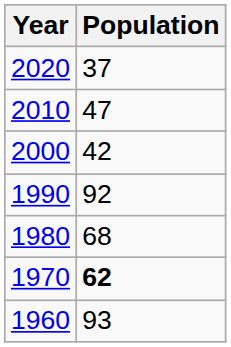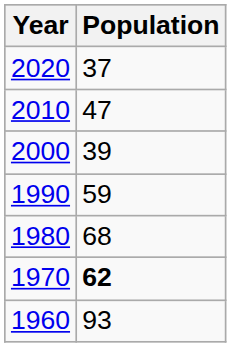(97, 151) 42 -> (97, 151) 39
(97, 194) 92 -> (97, 194) 59
